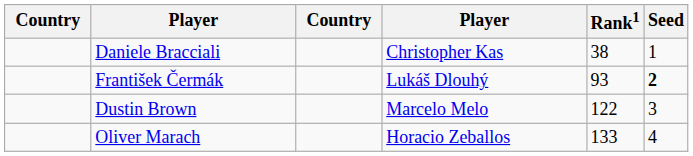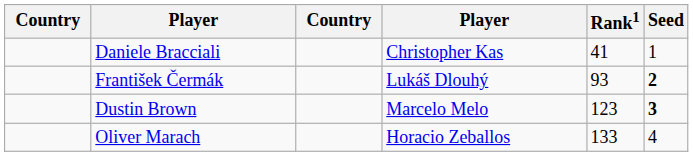(599, 51) 38 -> (599, 51) 41
(604, 108) 122 -> (604, 108) 123
(653, 108) normal -> (653, 108) bold
